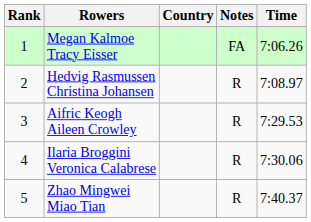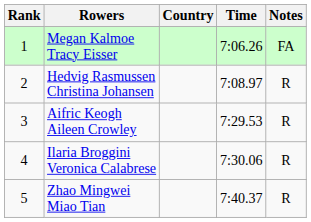columns swapped: (281, 15) <-> (237, 15)
